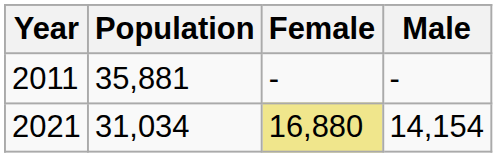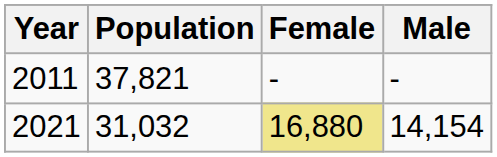(142, 77) 35,881 -> (142, 77) 37,821
(142, 126) 31,034 -> (142, 126) 31,032
